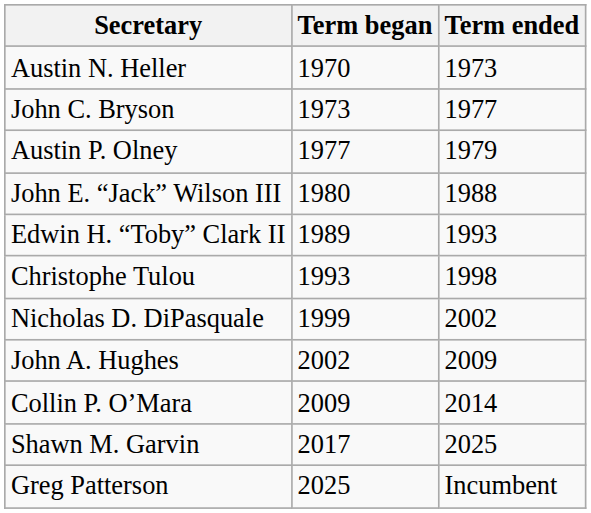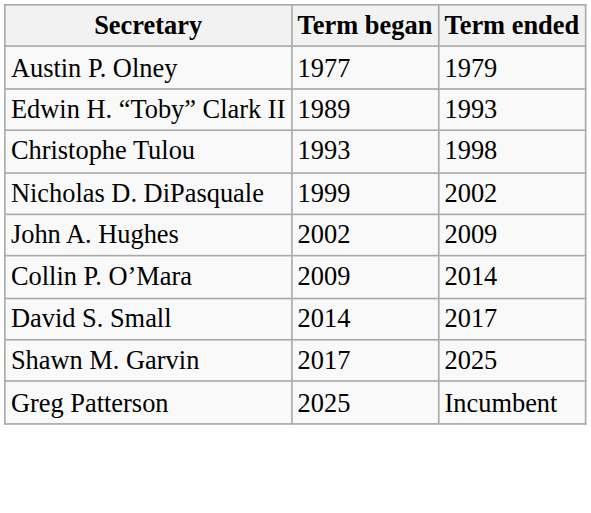- row: (99, 67)
- row: (93, 109)
- row: (146, 192)
+ row: (91, 318)
